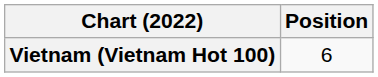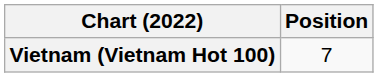(327, 54) 6 -> (327, 54) 7
